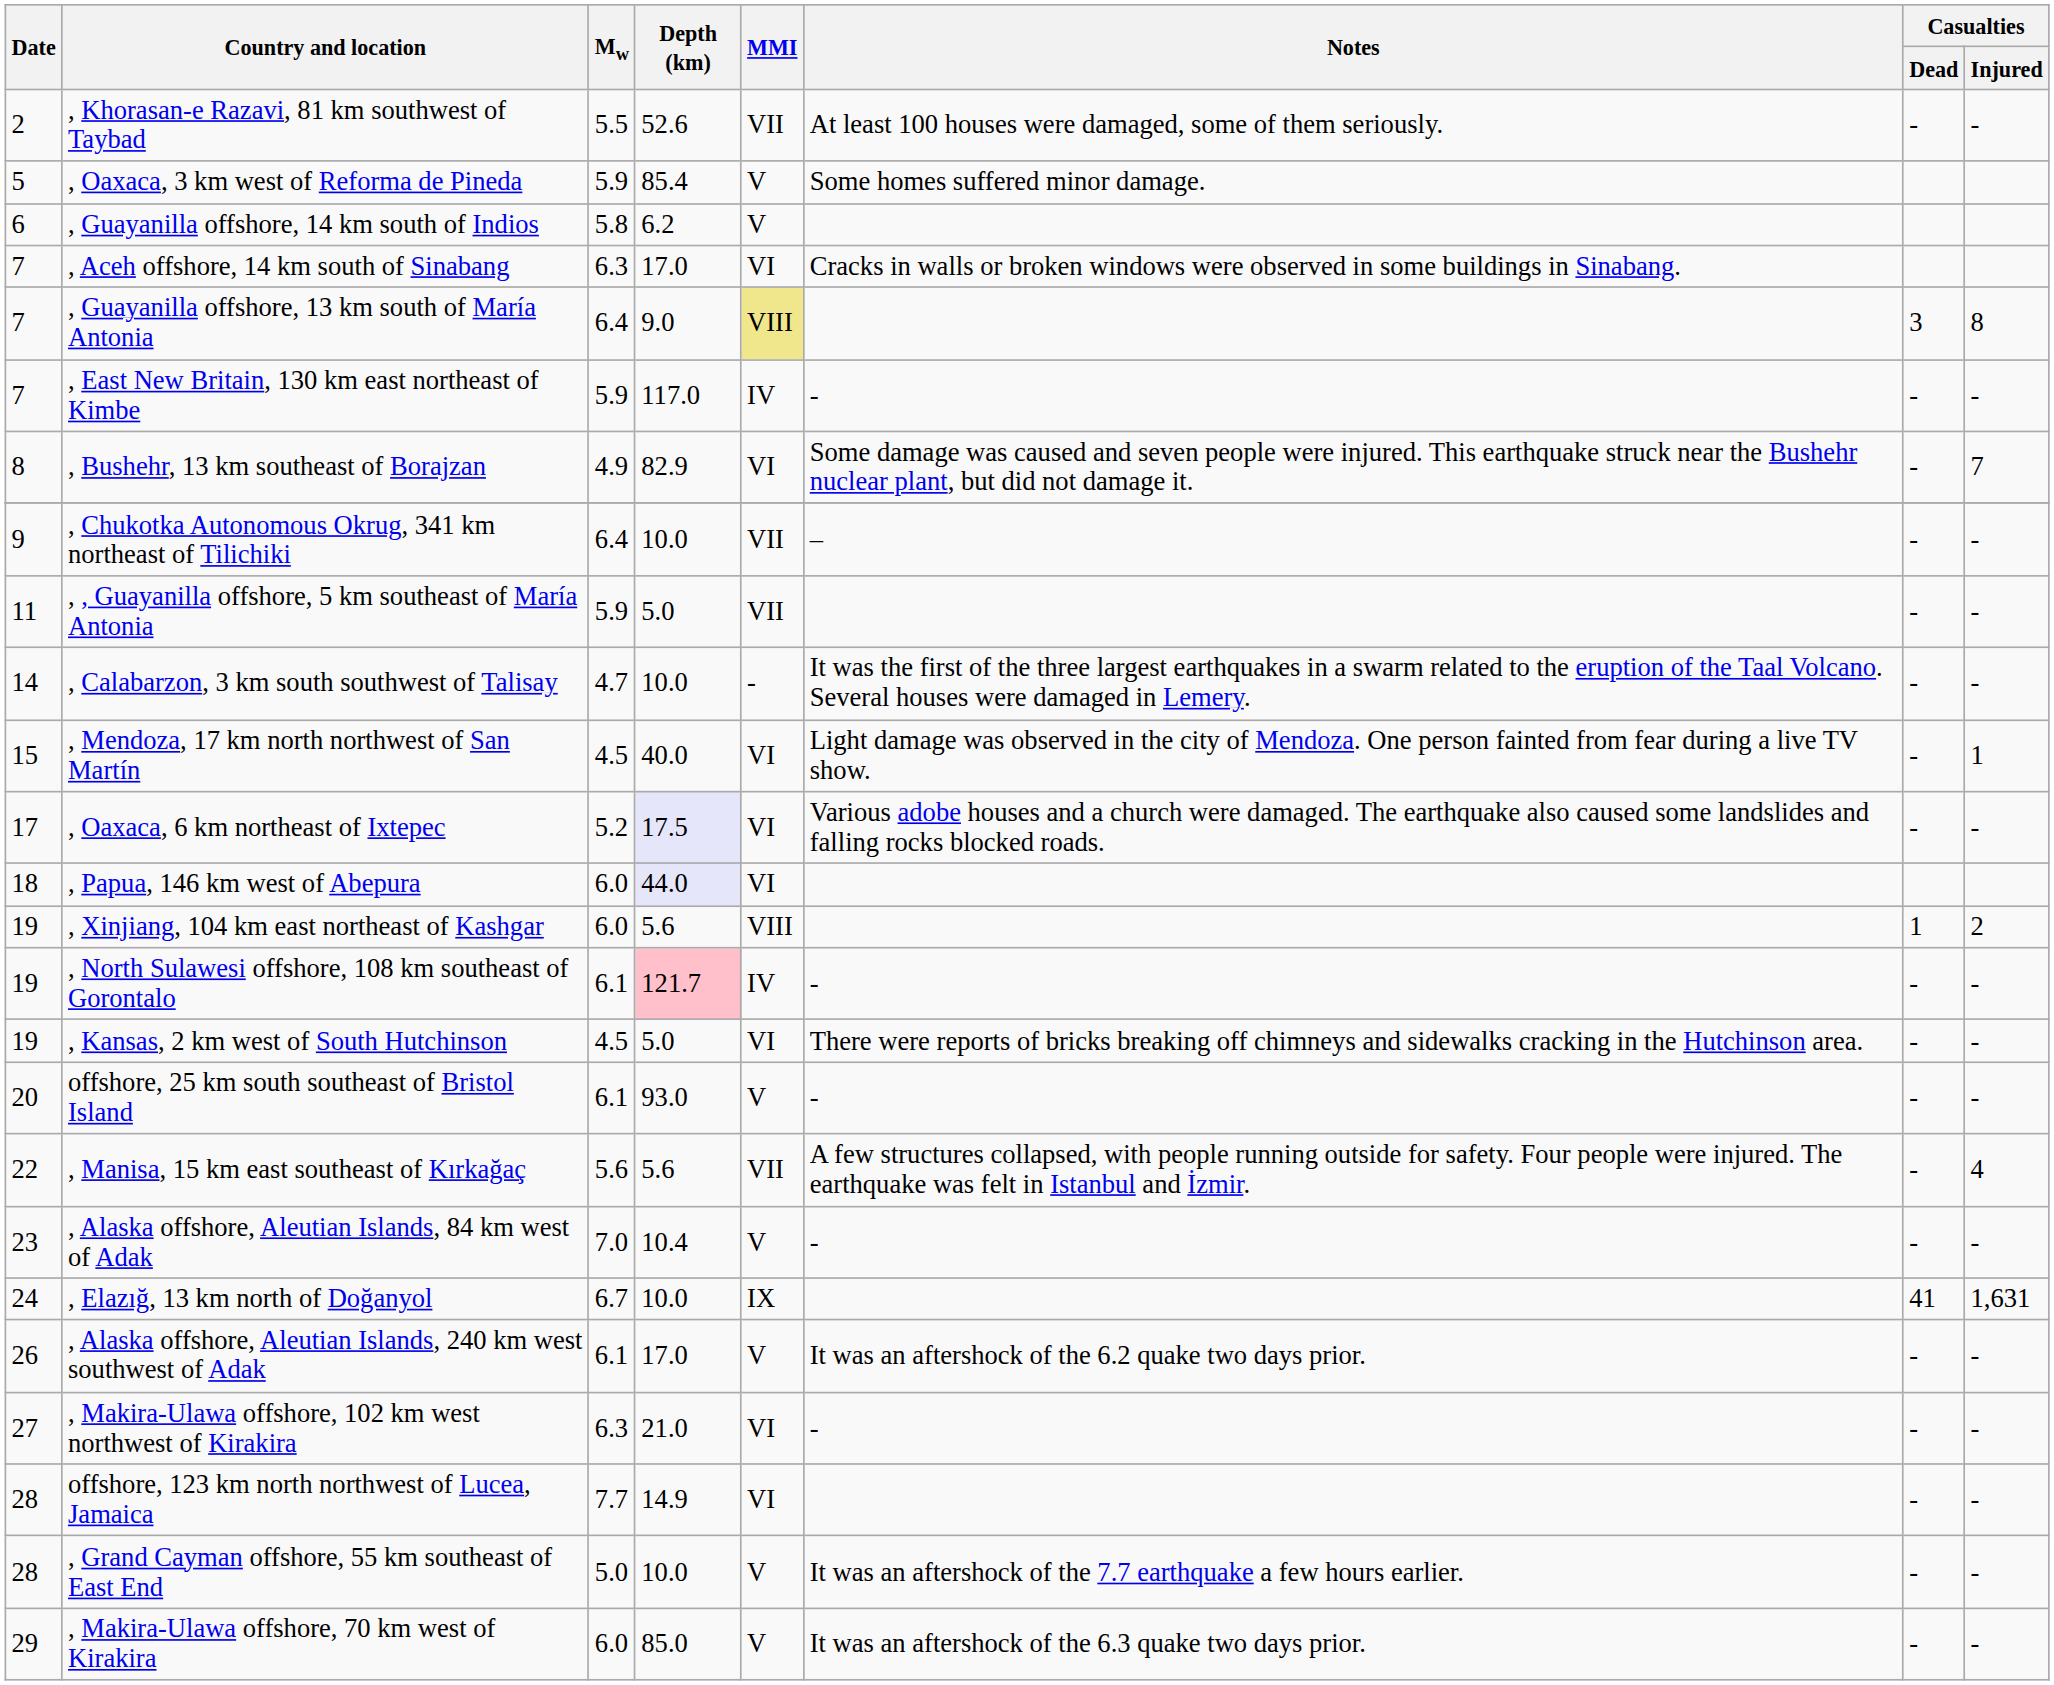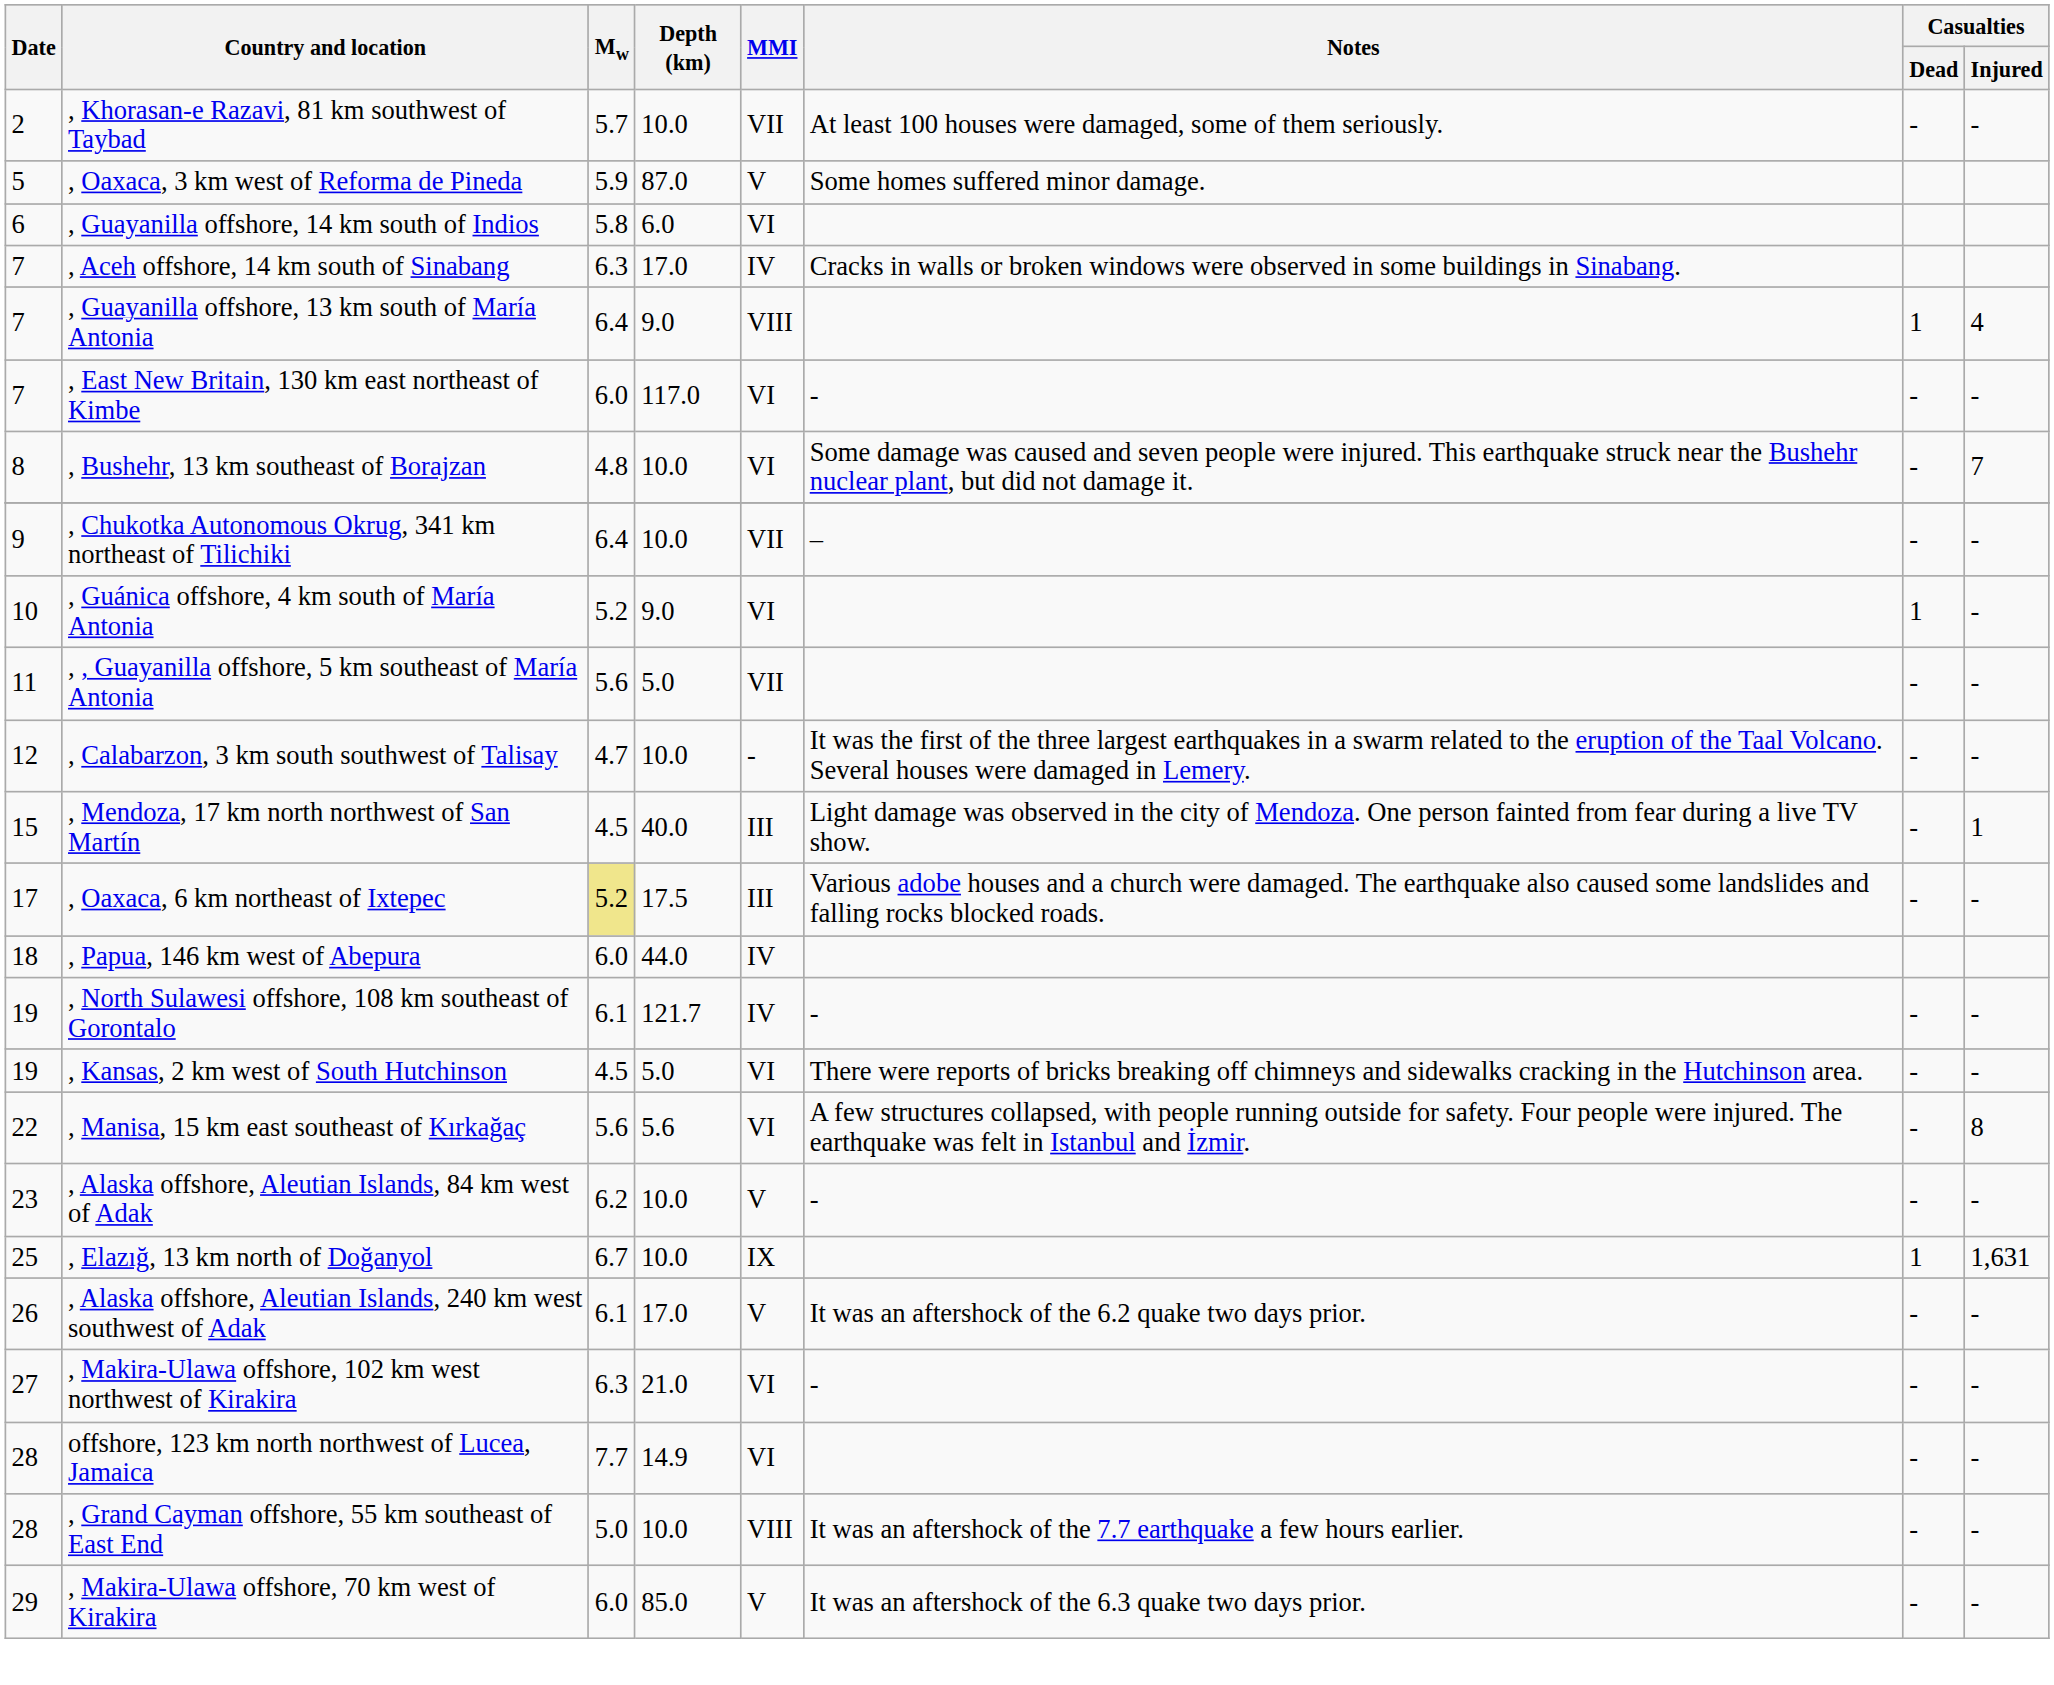(611, 124) 5.5 -> (611, 124) 5.7
(665, 124) 52.6 -> (665, 124) 10.0
(665, 181) 85.4 -> (665, 181) 87.0
(658, 223) 6.2 -> (658, 223) 6.0
(757, 223) V -> (761, 223) VI
(761, 266) VI -> (761, 266) IV
(770, 323) khaki background -> (770, 323) no background
(1916, 323) 3 -> (1916, 323) 1
(1977, 323) 8 -> (1977, 323) 4
(611, 395) 5.9 -> (611, 395) 6.0
(761, 395) IV -> (761, 395) VI
(611, 467) 4.9 -> (611, 467) 4.8
(665, 467) 82.9 -> (665, 467) 10.0
+ row: (281, 611)
(611, 611) 5.9 -> (611, 683) 5.6
(25, 683) 14 -> (25, 755) 12
(761, 755) VI -> (760, 827) III
(611, 827) no background -> (611, 899) khaki background
(665, 827) lavender background -> (665, 899) no background
(761, 827) VI -> (760, 899) III
(665, 884) lavender background -> (665, 956) no background
(761, 884) VI -> (761, 956) IV
- row: (306, 926)
(671, 983) pink background -> (671, 1013) no background
- row: (291, 1097)
(766, 1169) VII -> (761, 1127) VI
(1977, 1169) 4 -> (1977, 1127) 8
(611, 1241) 7.0 -> (611, 1199) 6.2
(665, 1241) 10.4 -> (665, 1199) 10.0
(25, 1298) 24 -> (25, 1256) 25
(1922, 1298) 41 -> (1916, 1256) 1
(757, 1571) V -> (770, 1529) VIII
